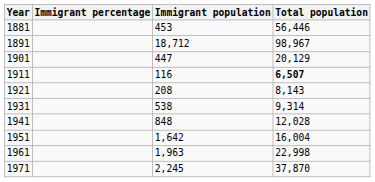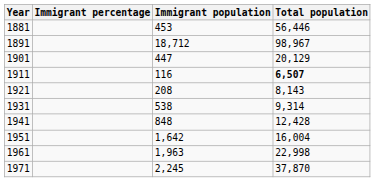(293, 122) 12,028 -> (293, 122) 12,428
